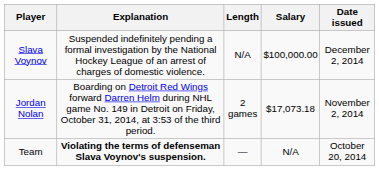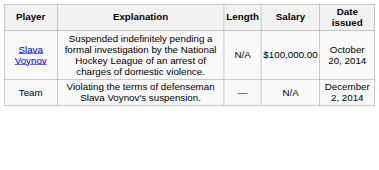(347, 55) December 2, 2014 -> (347, 55) October 20, 2014
- row: (31, 109)
(141, 152) bold -> (141, 92) normal
(347, 152) October 20, 2014 -> (347, 92) December 2, 2014
